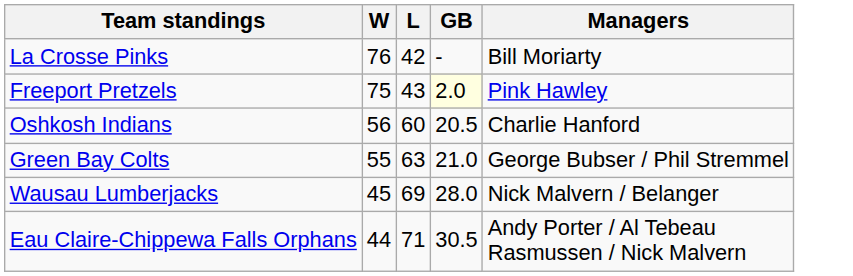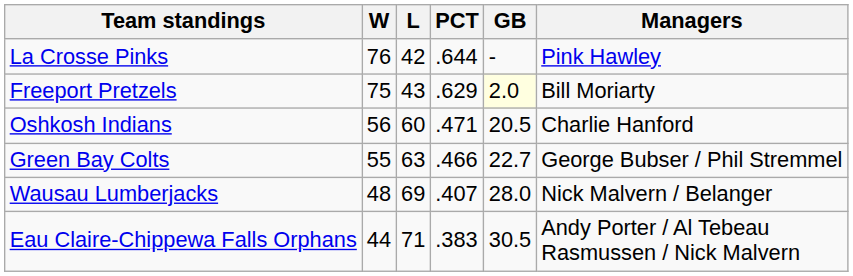+ column: (457, 21)
(545, 56) Bill Moriarty -> (601, 56) Pink Hawley
(548, 90) Pink Hawley -> (598, 90) Bill Moriarty
(456, 159) 21.0 -> (510, 159) 22.7
(379, 194) 45 -> (379, 194) 48
